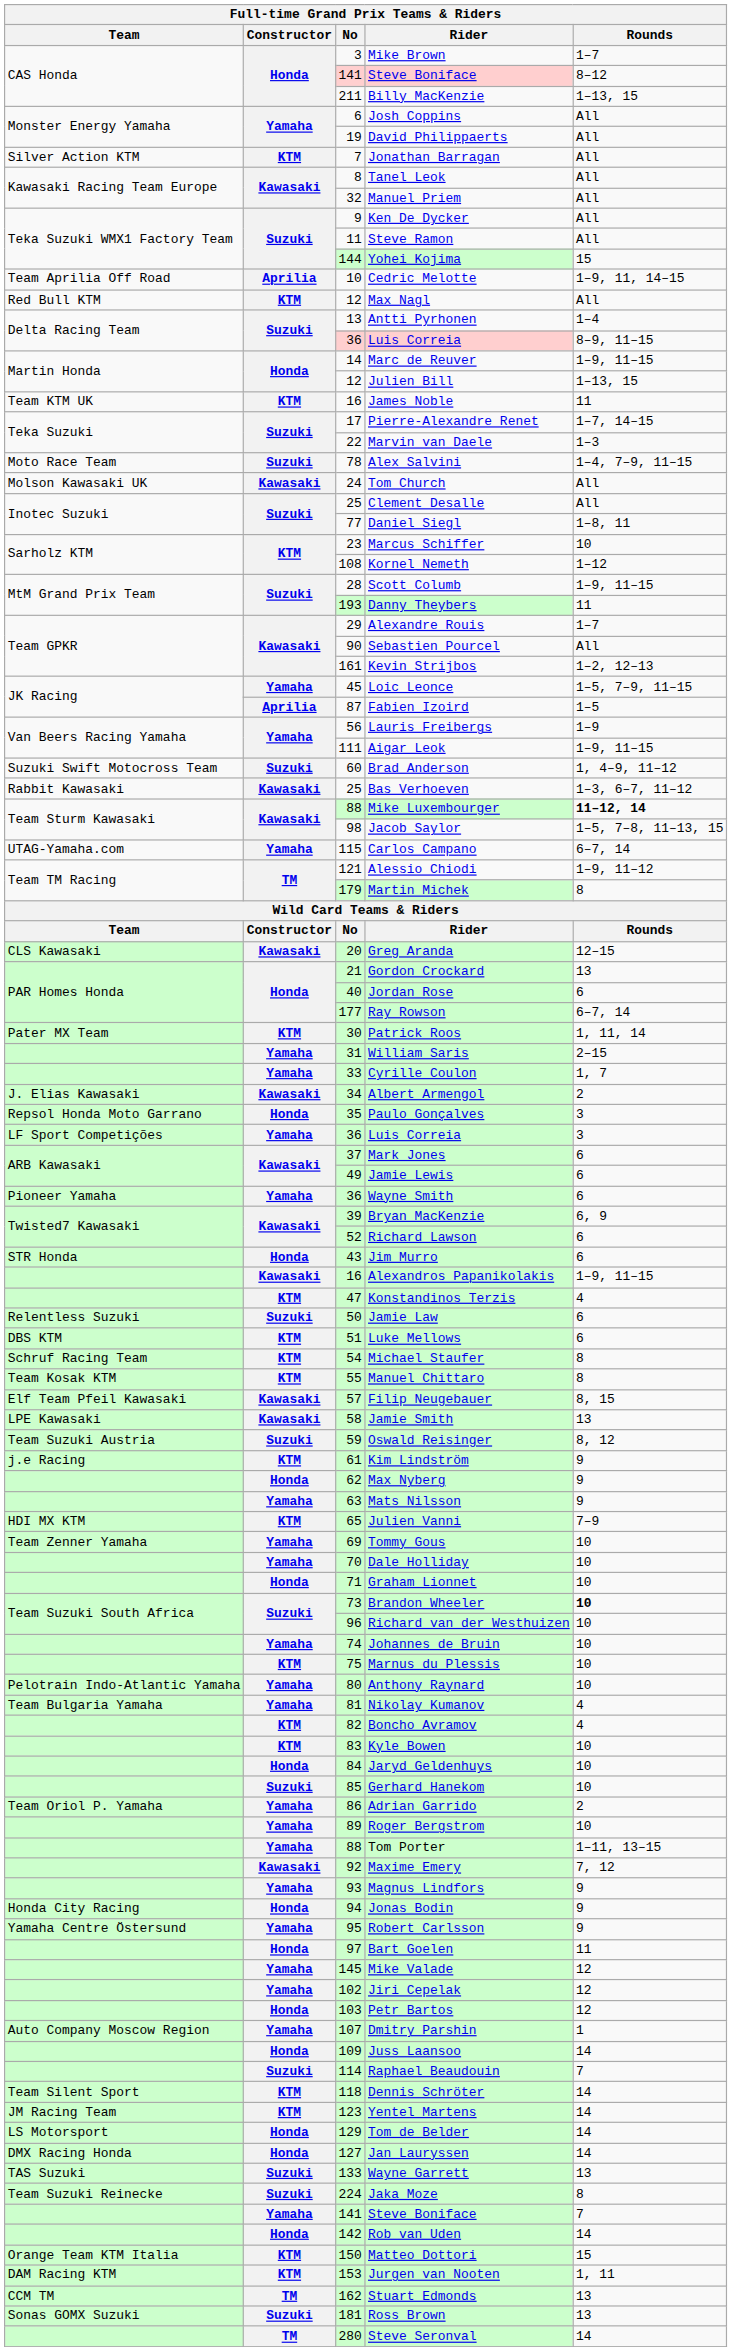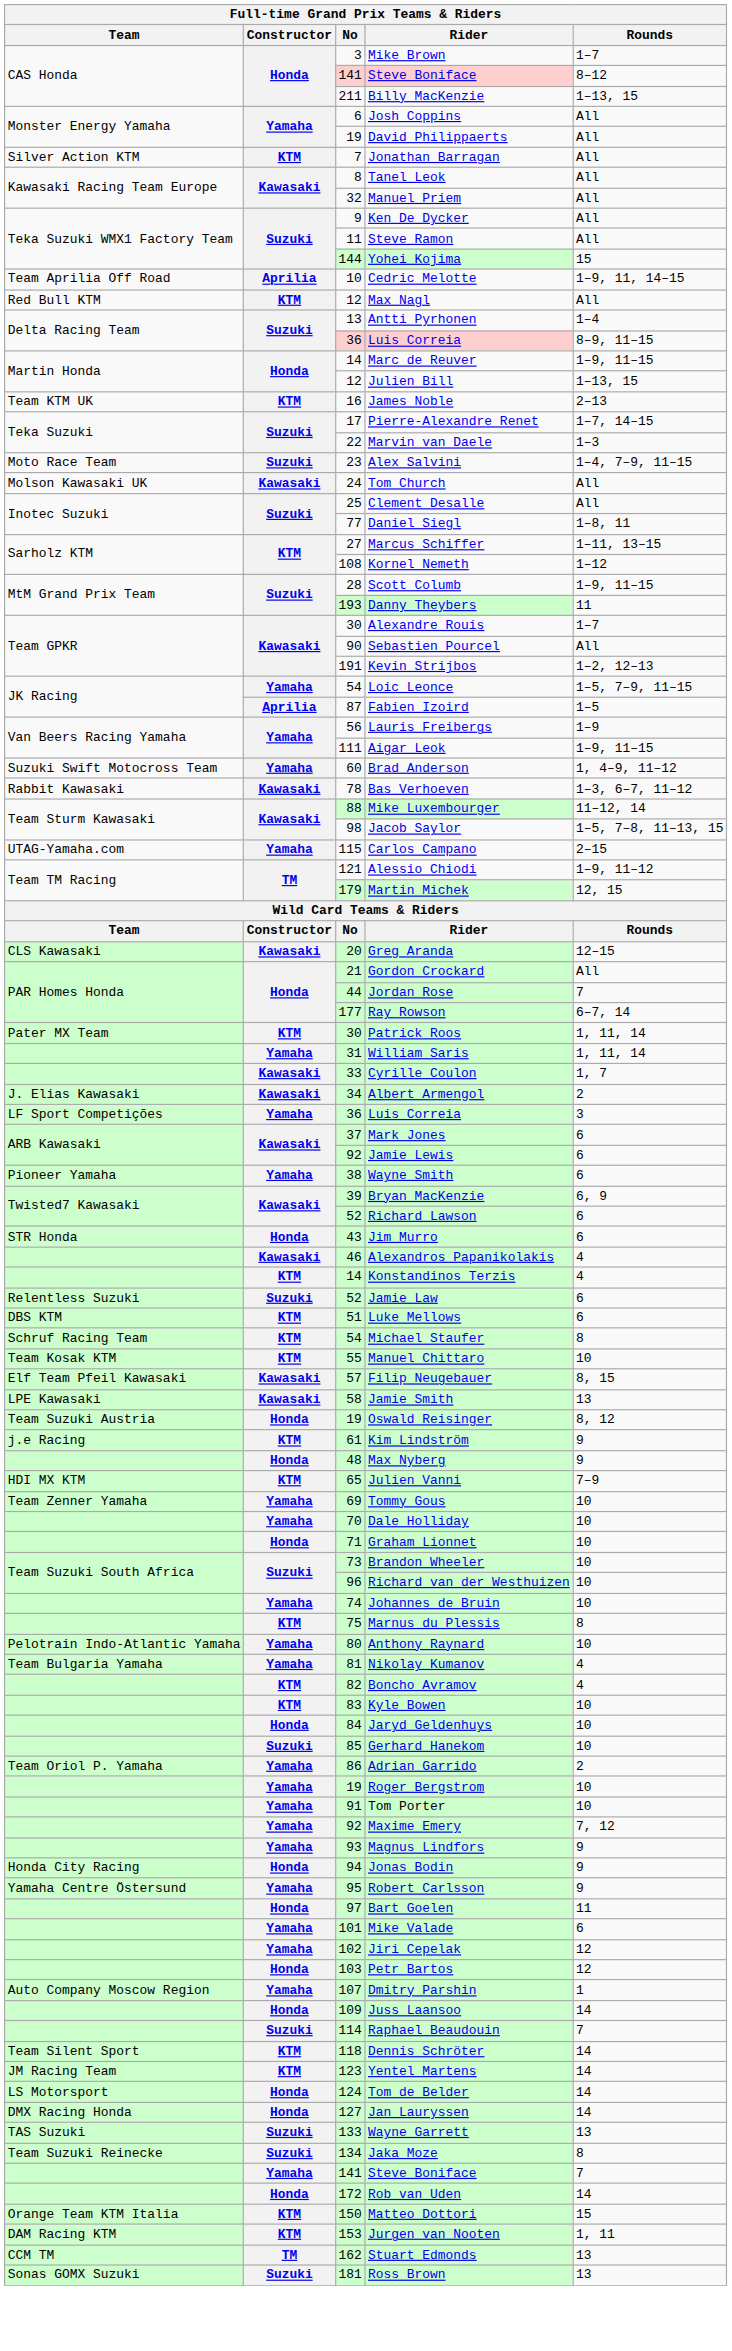(584, 402) 11 -> (592, 402) 2–13
(354, 463) 78 -> (354, 463) 23
(354, 544) 23 -> (354, 544) 27
(584, 544) 10 -> (619, 544) 1–11, 13–15
(354, 626) 29 -> (354, 626) 30
(350, 667) 161 -> (350, 667) 191
(354, 687) 45 -> (354, 687) 54
(289, 768) Suzuki -> (289, 768) Yamaha
(354, 789) 25 -> (354, 789) 78
(611, 809) bold -> (611, 809) normal
(603, 850) 6–7, 14 -> (592, 850) 2–15
(580, 891) 8 -> (599, 891) 12, 15
(584, 972) 13 -> (588, 972) All
(354, 992) 40 -> (354, 992) 44
(580, 992) 6 -> (580, 992) 7
(592, 1053) 2–15 -> (611, 1053) 1, 11, 14
(289, 1074) Yamaha -> (289, 1074) Kawasaki
- row: (105, 1115)
(354, 1176) 49 -> (354, 1155) 92
(354, 1196) 36 -> (354, 1176) 38
(354, 1277) 16 -> (354, 1257) 46
(615, 1277) 1–9, 11–15 -> (580, 1257) 4
(354, 1298) 47 -> (354, 1277) 14
(354, 1318) 50 -> (354, 1298) 52
(580, 1379) 8 -> (584, 1359) 10
(289, 1440) Suzuki -> (289, 1420) Honda
(354, 1440) 59 -> (354, 1420) 19
(354, 1481) 62 -> (354, 1461) 48
- row: (124, 1501)
(584, 1603) bold -> (584, 1563) normal
(584, 1664) 10 -> (580, 1624) 8
(354, 1827) 89 -> (354, 1787) 19
(354, 1848) 88 -> (354, 1807) 91
(619, 1848) 1–11, 13–15 -> (584, 1807) 10
(289, 1868) Kawasaki -> (289, 1827) Yamaha
(350, 1970) 145 -> (350, 1929) 101
(584, 1970) 12 -> (580, 1929) 6
(350, 2133) 129 -> (350, 2092) 124
(350, 2194) 224 -> (350, 2153) 134
(350, 2235) 142 -> (350, 2194) 172
- row: (124, 2336)
